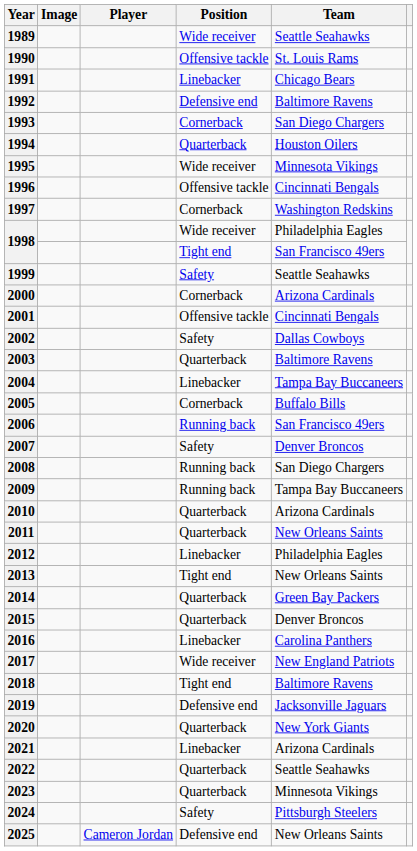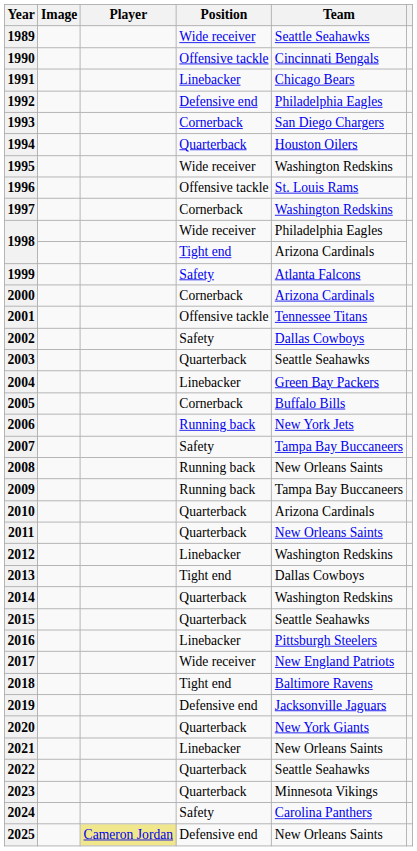(317, 58) St. Louis Rams -> (327, 58) Cincinnati Bengals
(324, 101) Baltimore Ravens -> (329, 101) Philadelphia Eagles
(326, 166) Minnesota Vikings -> (334, 166) Washington Redskins
(327, 187) Cincinnati Bengals -> (317, 187) St. Louis Rams
(330, 252) San Francisco 49ers -> (325, 252) Arizona Cardinals
(322, 274) Seattle Seahawks -> (318, 274) Atlanta Falcons
(327, 317) Cincinnati Bengals -> (321, 317) Tennessee Titans
(324, 360) Baltimore Ravens -> (322, 360) Seattle Seahawks
(339, 381) Tampa Bay Buccaneers -> (327, 381) Green Bay Packers
(330, 425) San Francisco 49ers -> (314, 425) New York Jets
(319, 446) Denver Broncos -> (339, 446) Tampa Bay Buccaneers
(330, 468) San Diego Chargers -> (329, 468) New Orleans Saints
(329, 554) Philadelphia Eagles -> (334, 554) Washington Redskins
(329, 576) New Orleans Saints -> (320, 576) Dallas Cowboys
(327, 597) Green Bay Packers -> (334, 597) Washington Redskins
(319, 619) Denver Broncos -> (322, 619) Seattle Seahawks
(323, 640) Carolina Panthers -> (326, 640) Pittsburgh Steelers
(325, 748) Arizona Cardinals -> (329, 748) New Orleans Saints
(326, 813) Pittsburgh Steelers -> (323, 813) Carolina Panthers
(128, 834) no background -> (128, 834) khaki background
